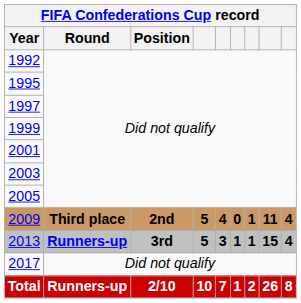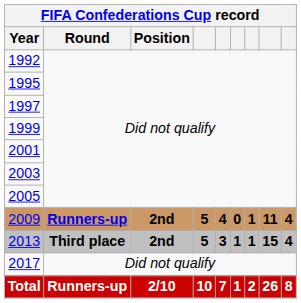(87, 219) Third place -> (87, 219) Runners-up
(87, 241) Runners-up -> (87, 241) Third place
(162, 241) 3rd -> (162, 241) 2nd
